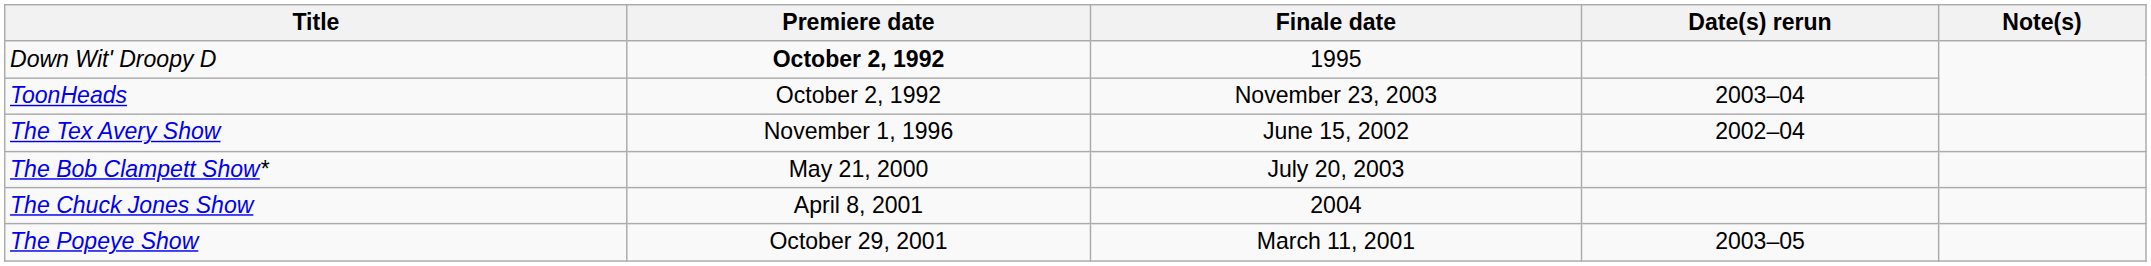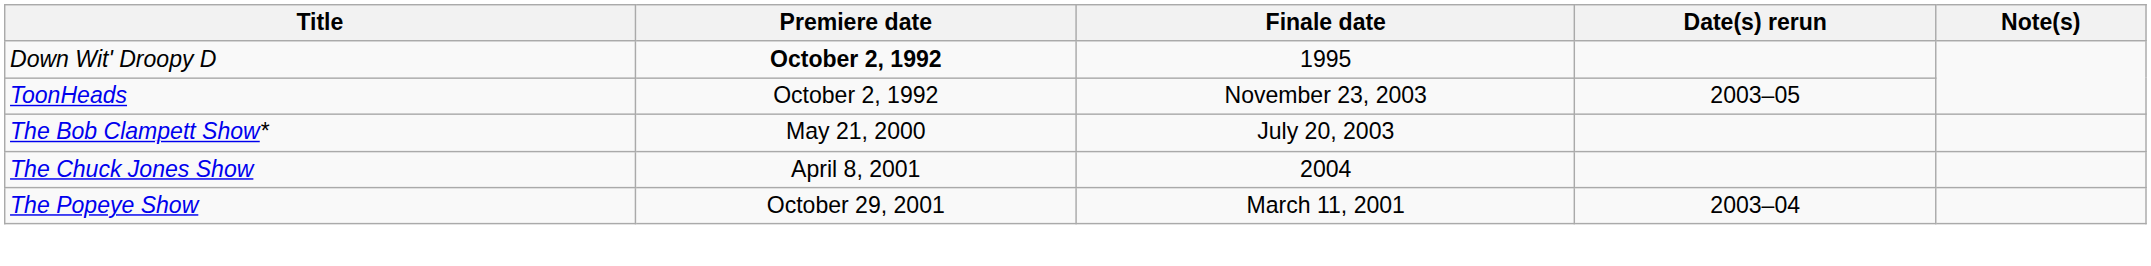(1760, 95) 2003–04 -> (1755, 95) 2003–05
- row: (115, 132)
(1760, 242) 2003–05 -> (1755, 205) 2003–04
